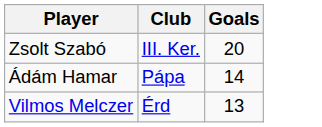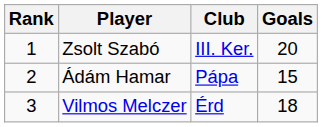+ column: (31, 19)
(234, 77) 14 -> (288, 77) 15
(234, 106) 13 -> (288, 106) 18
